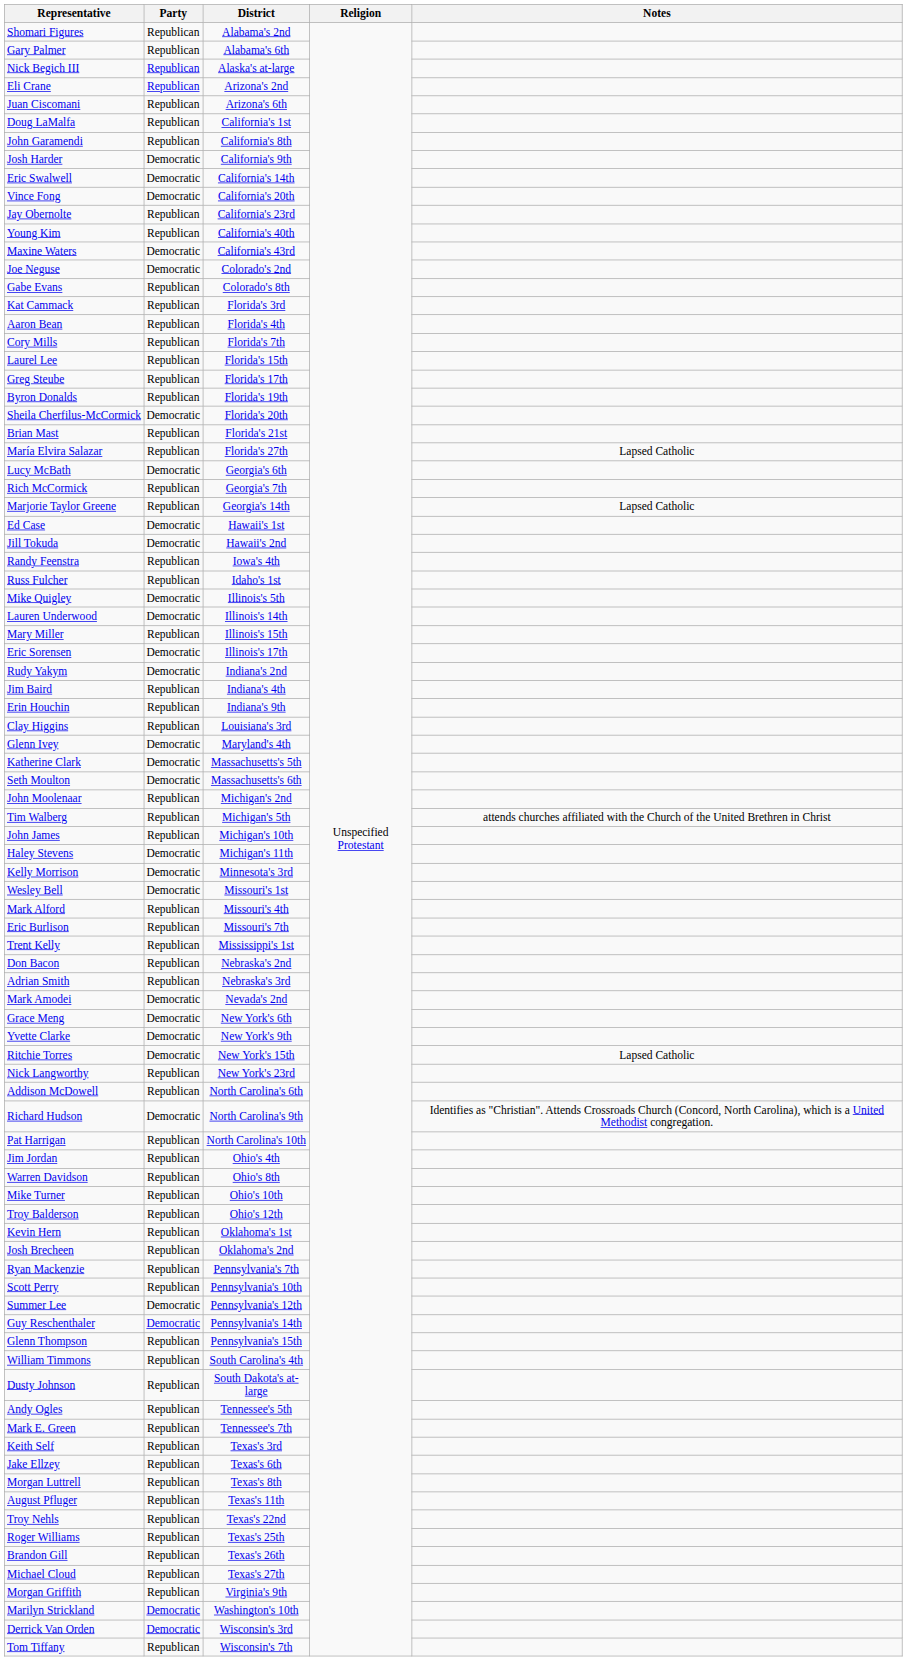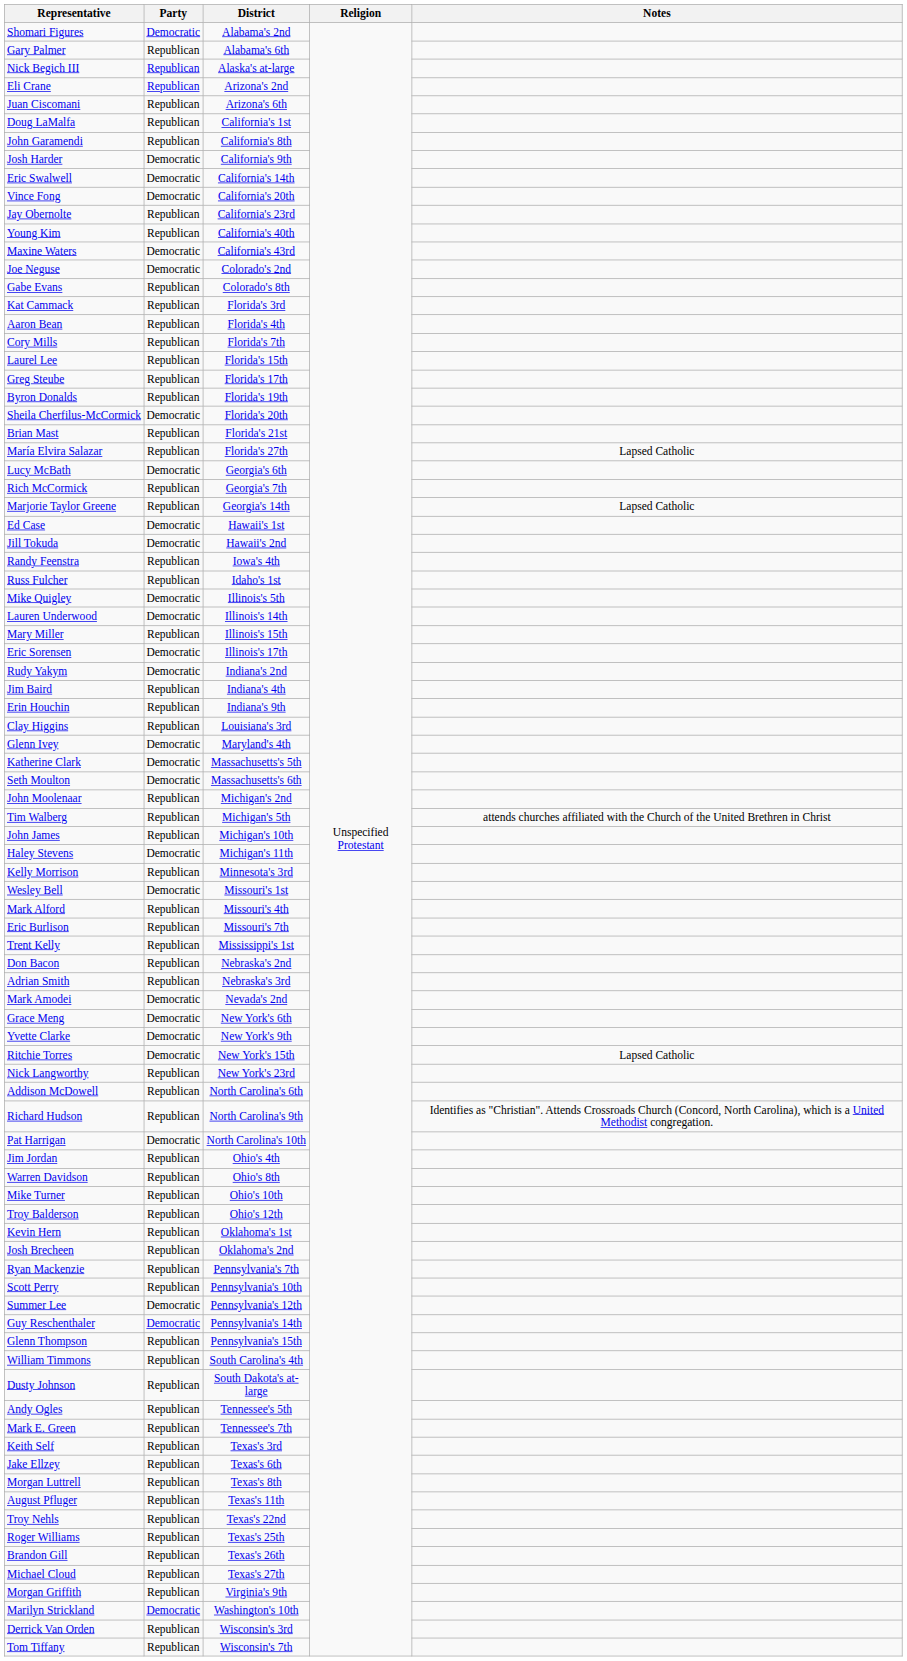(173, 31) Republican -> (173, 31) Democratic
(173, 872) Democratic -> (173, 872) Republican
(173, 1116) Democratic -> (173, 1116) Republican
(173, 1141) Republican -> (173, 1141) Democratic
(173, 1629) Democratic -> (173, 1629) Republican
